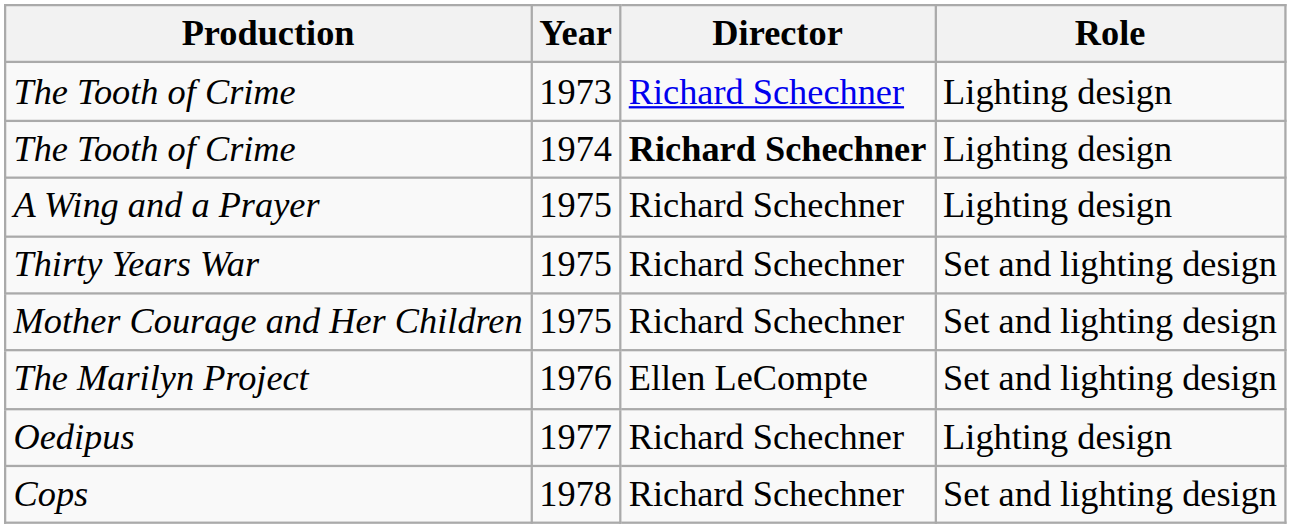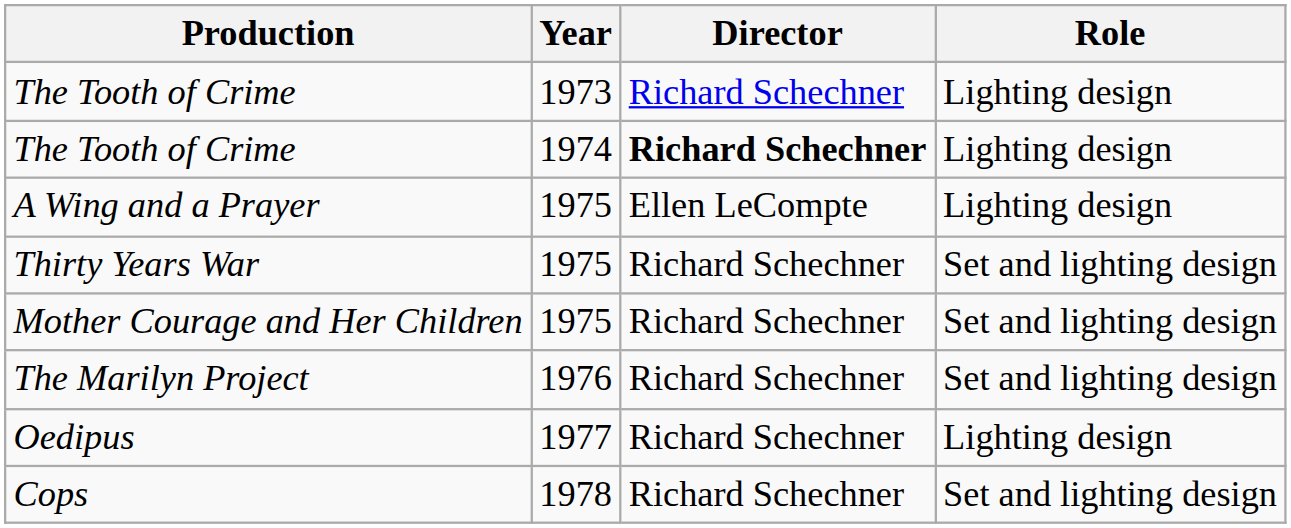(766, 206) Richard Schechner -> (748, 206) Ellen LeCompte
(748, 378) Ellen LeCompte -> (766, 378) Richard Schechner
